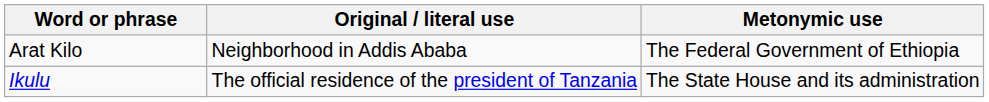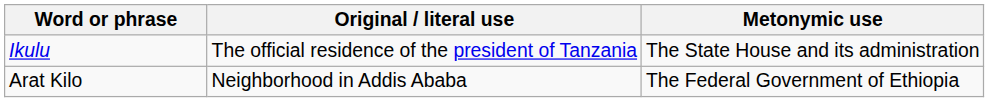rows swapped: (46, 50) <-> (30, 81)
